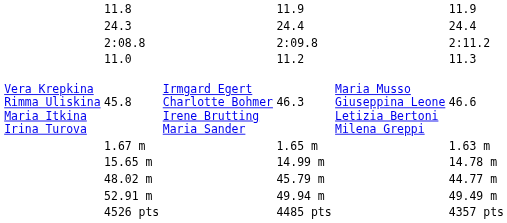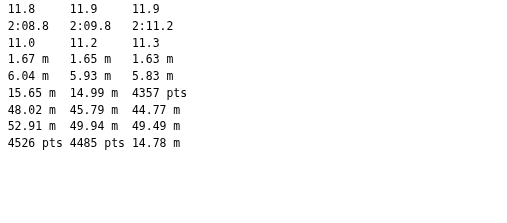- row: (118, 26)
- row: (118, 103)
+ row: (28, 76)
(473, 162) 14.78 m -> (160, 93) 4357 pts
(476, 213) 4357 pts -> (156, 143) 14.78 m
